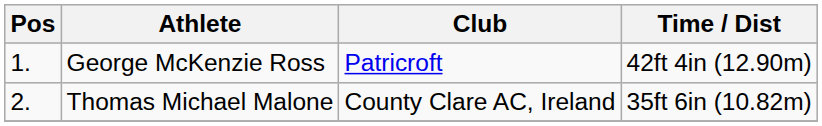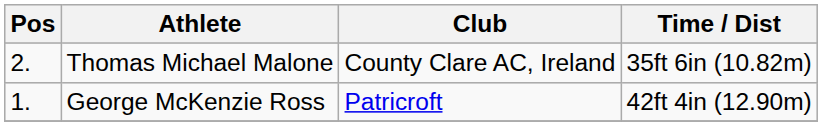rows swapped: (196, 62) <-> (200, 101)
